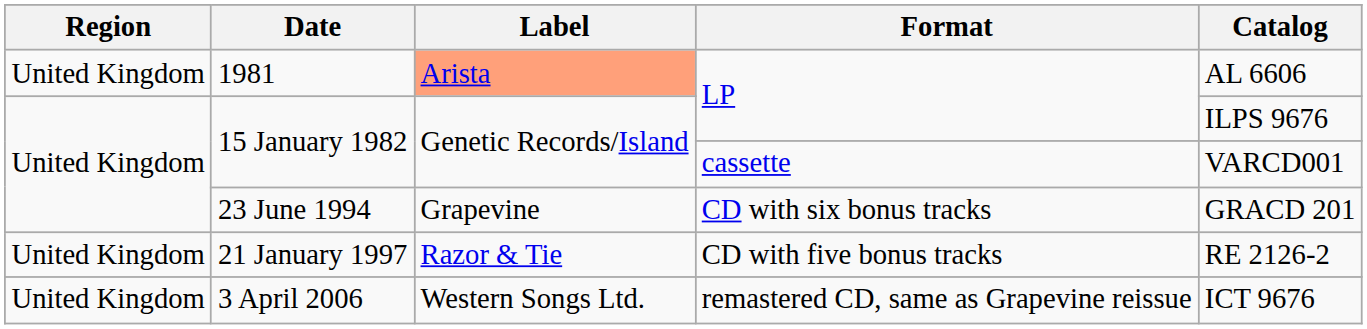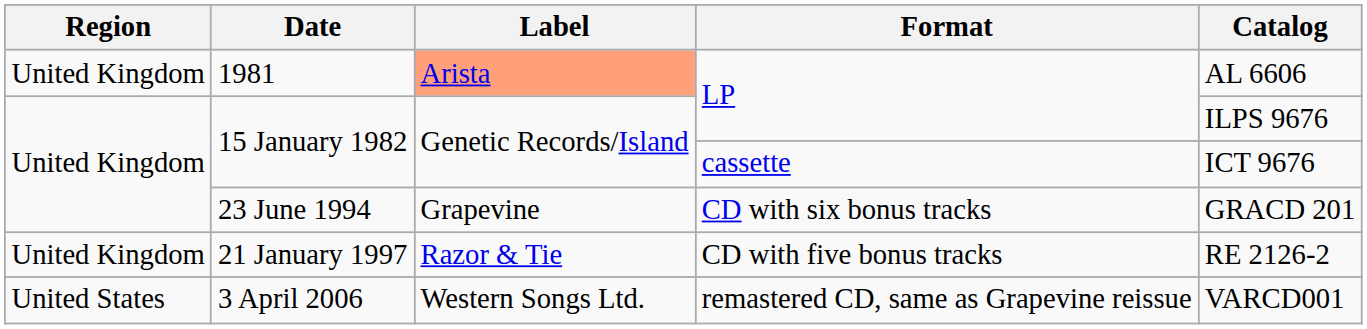(1275, 163) VARCD001 -> (1260, 163) ICT 9676
(108, 299) United Kingdom -> (88, 299) United States
(1260, 299) ICT 9676 -> (1275, 299) VARCD001
